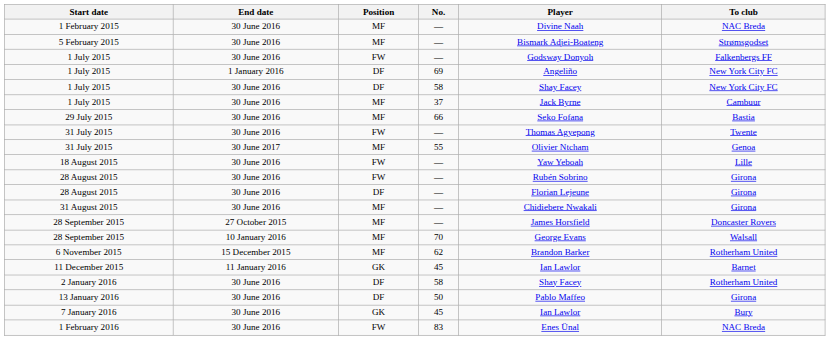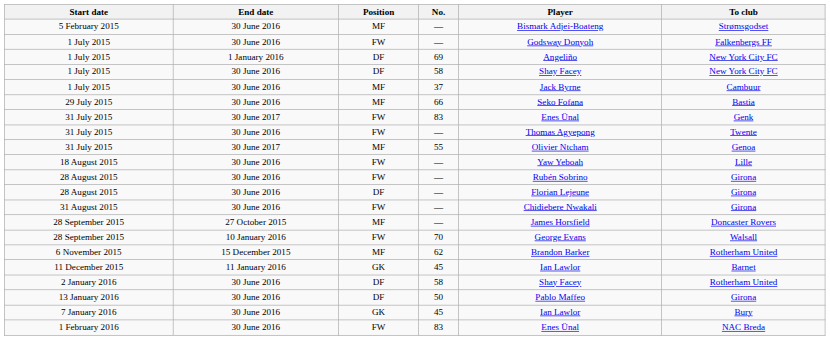- row: (89, 26)
+ row: (89, 116)
(379, 207) MF -> (379, 207) FW
(379, 237) MF -> (379, 237) FW
